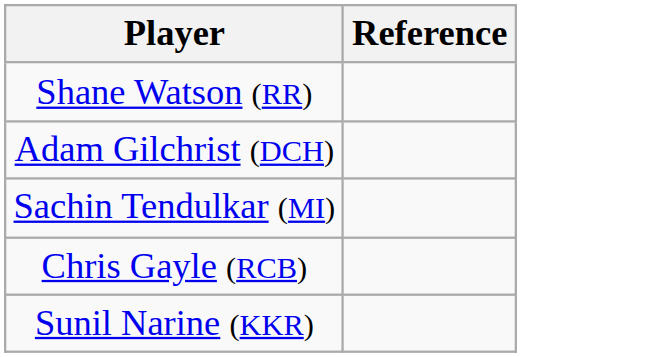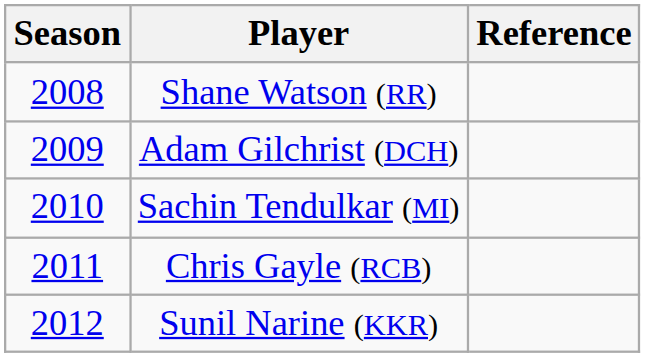+ column: (67, 33)
